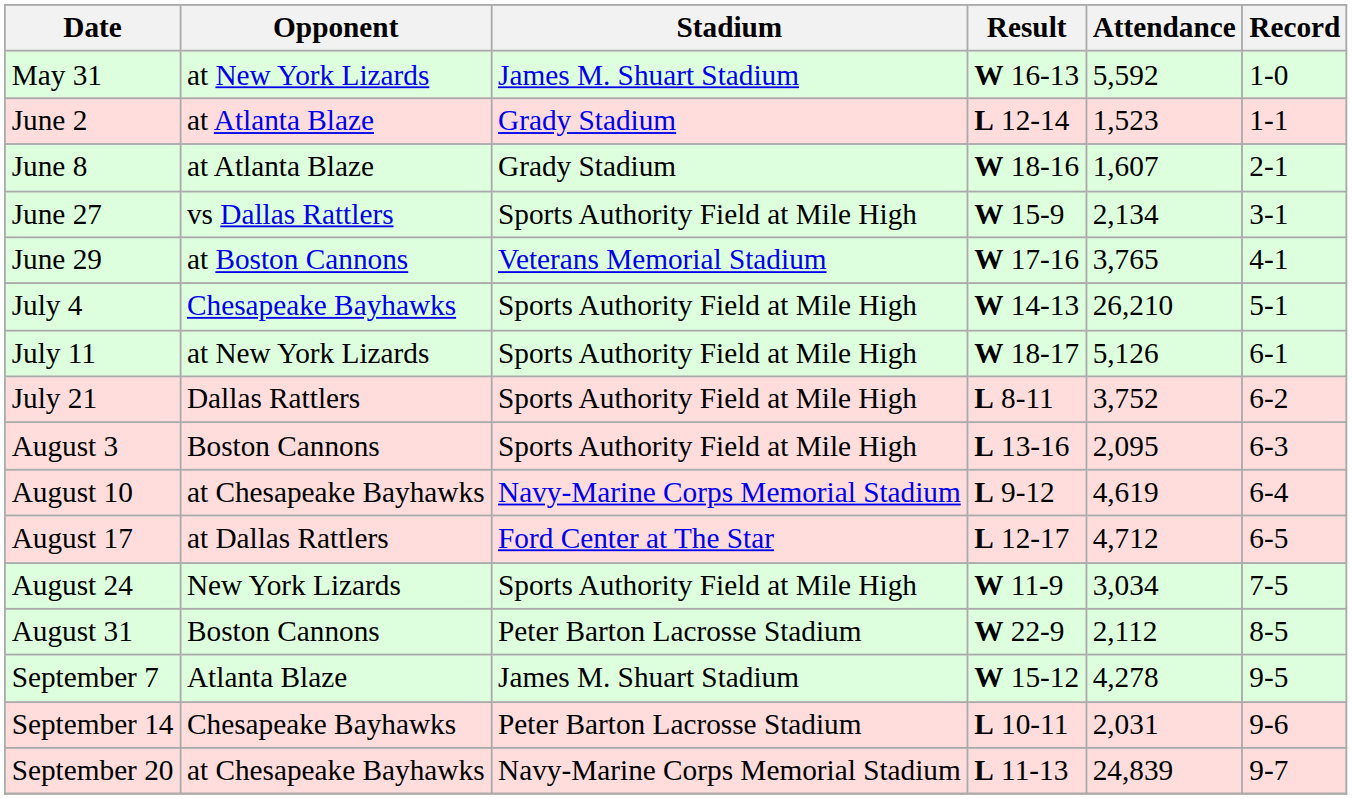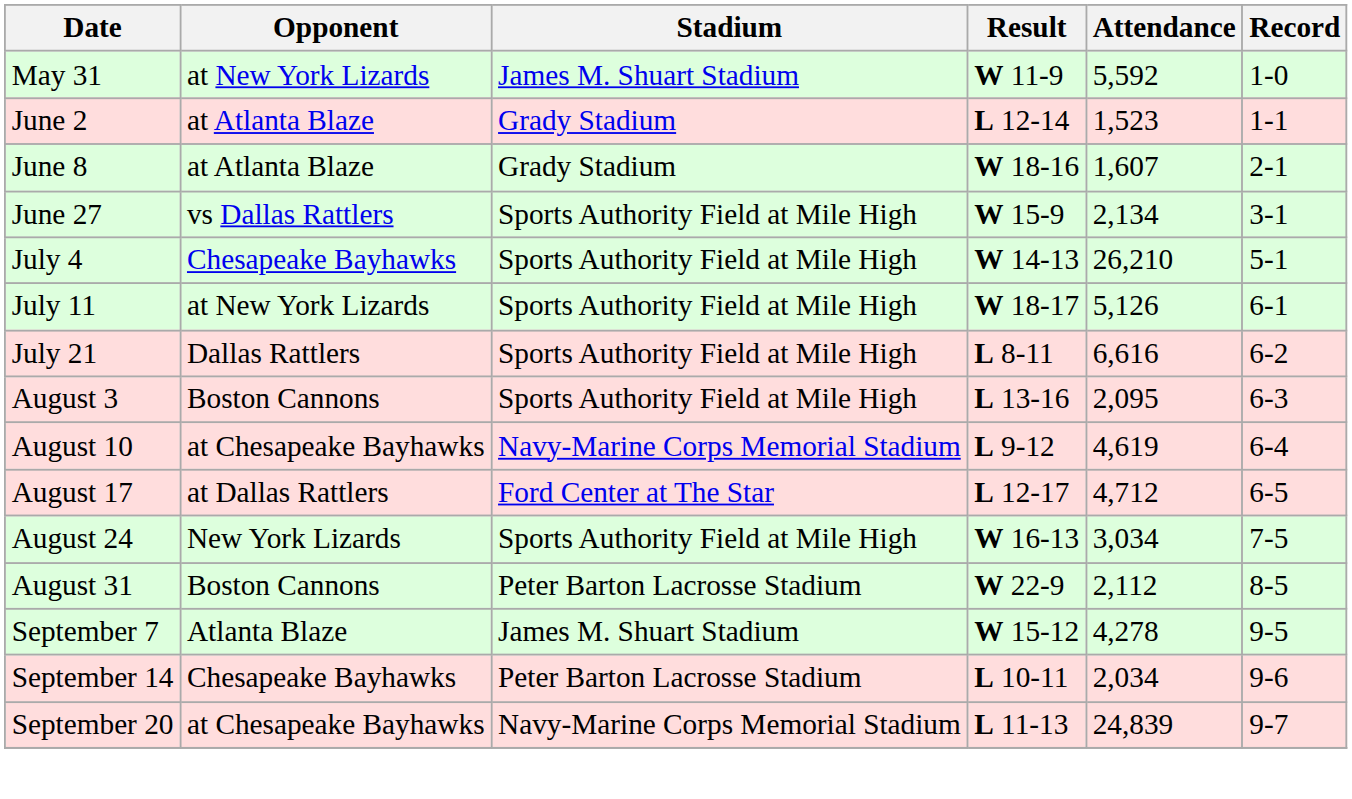(1027, 74) W 16-13 -> (1019, 74) W 11-9
- row: (57, 259)
(1126, 399) 3,752 -> (1126, 352) 6,616
(1019, 584) W 11-9 -> (1027, 538) W 16-13
(1126, 724) 2,031 -> (1126, 677) 2,034
